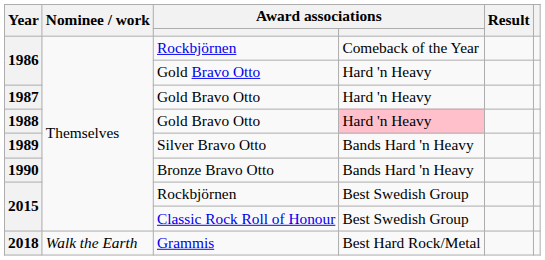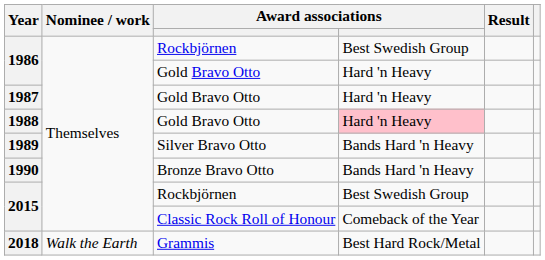(411, 48) Comeback of the Year -> (406, 48) Best Swedish Group
(406, 218) Best Swedish Group -> (411, 218) Comeback of the Year
